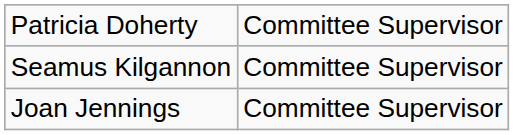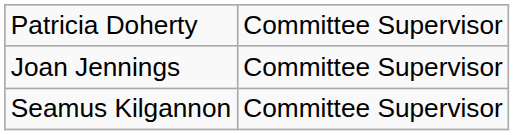rows swapped: (121, 66) <-> (95, 108)
